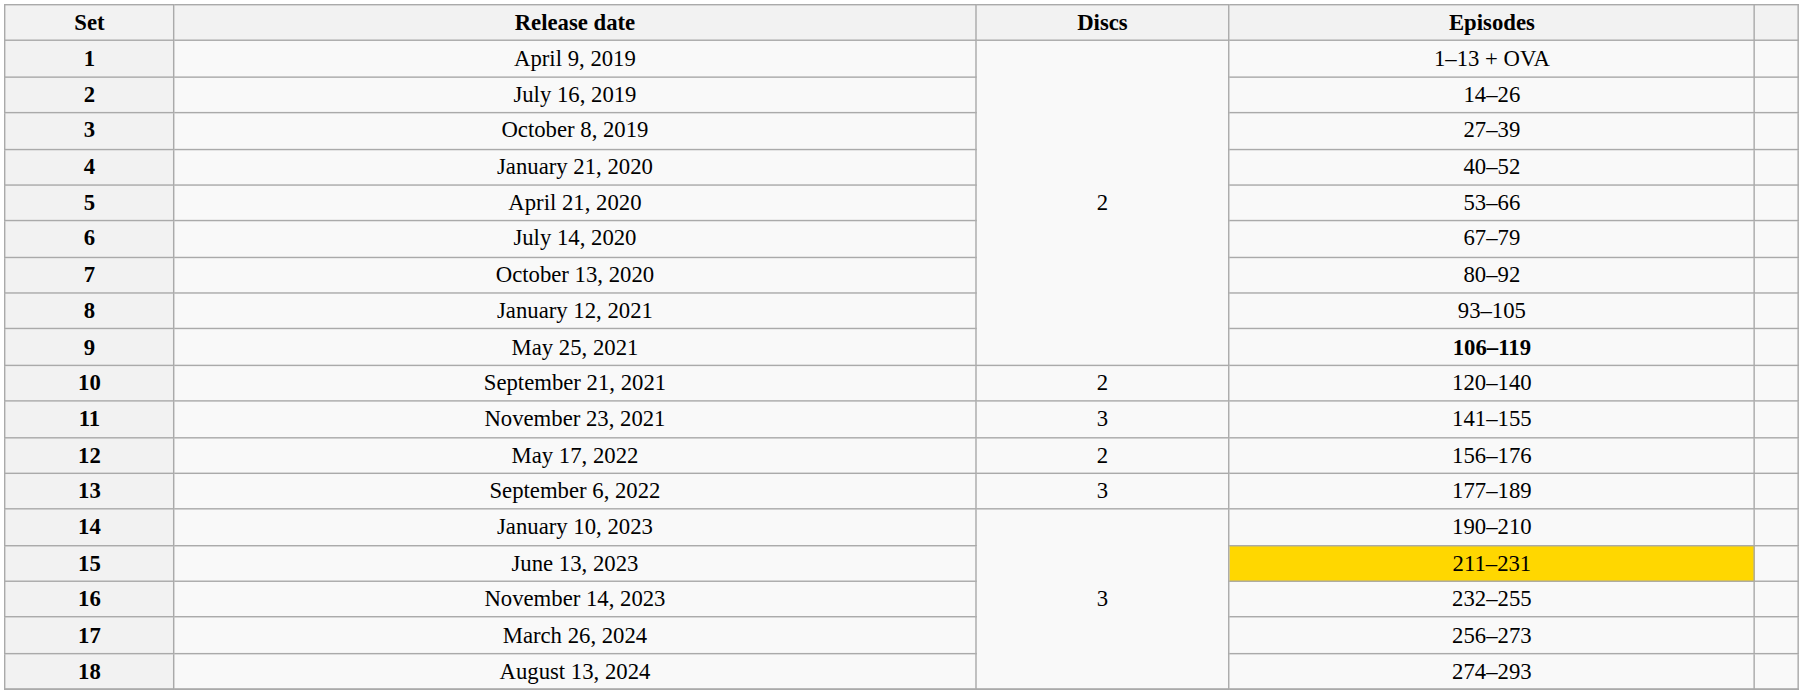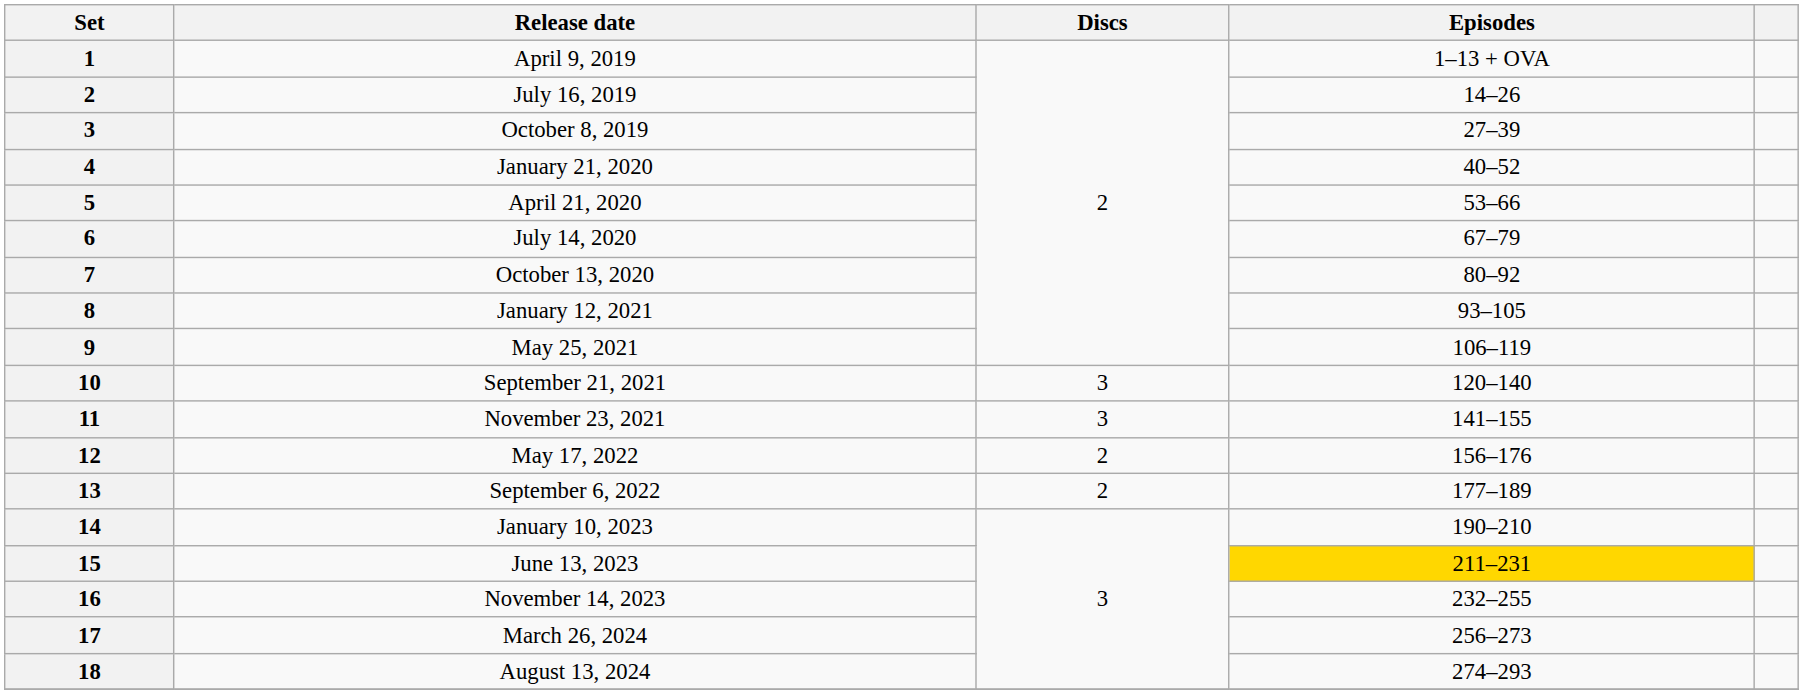(1492, 346) bold -> (1492, 346) normal
(1102, 382) 2 -> (1102, 382) 3
(1102, 490) 3 -> (1102, 490) 2
